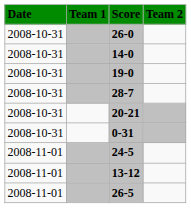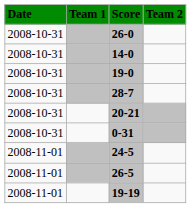- row: (126, 172)
+ row: (126, 192)
